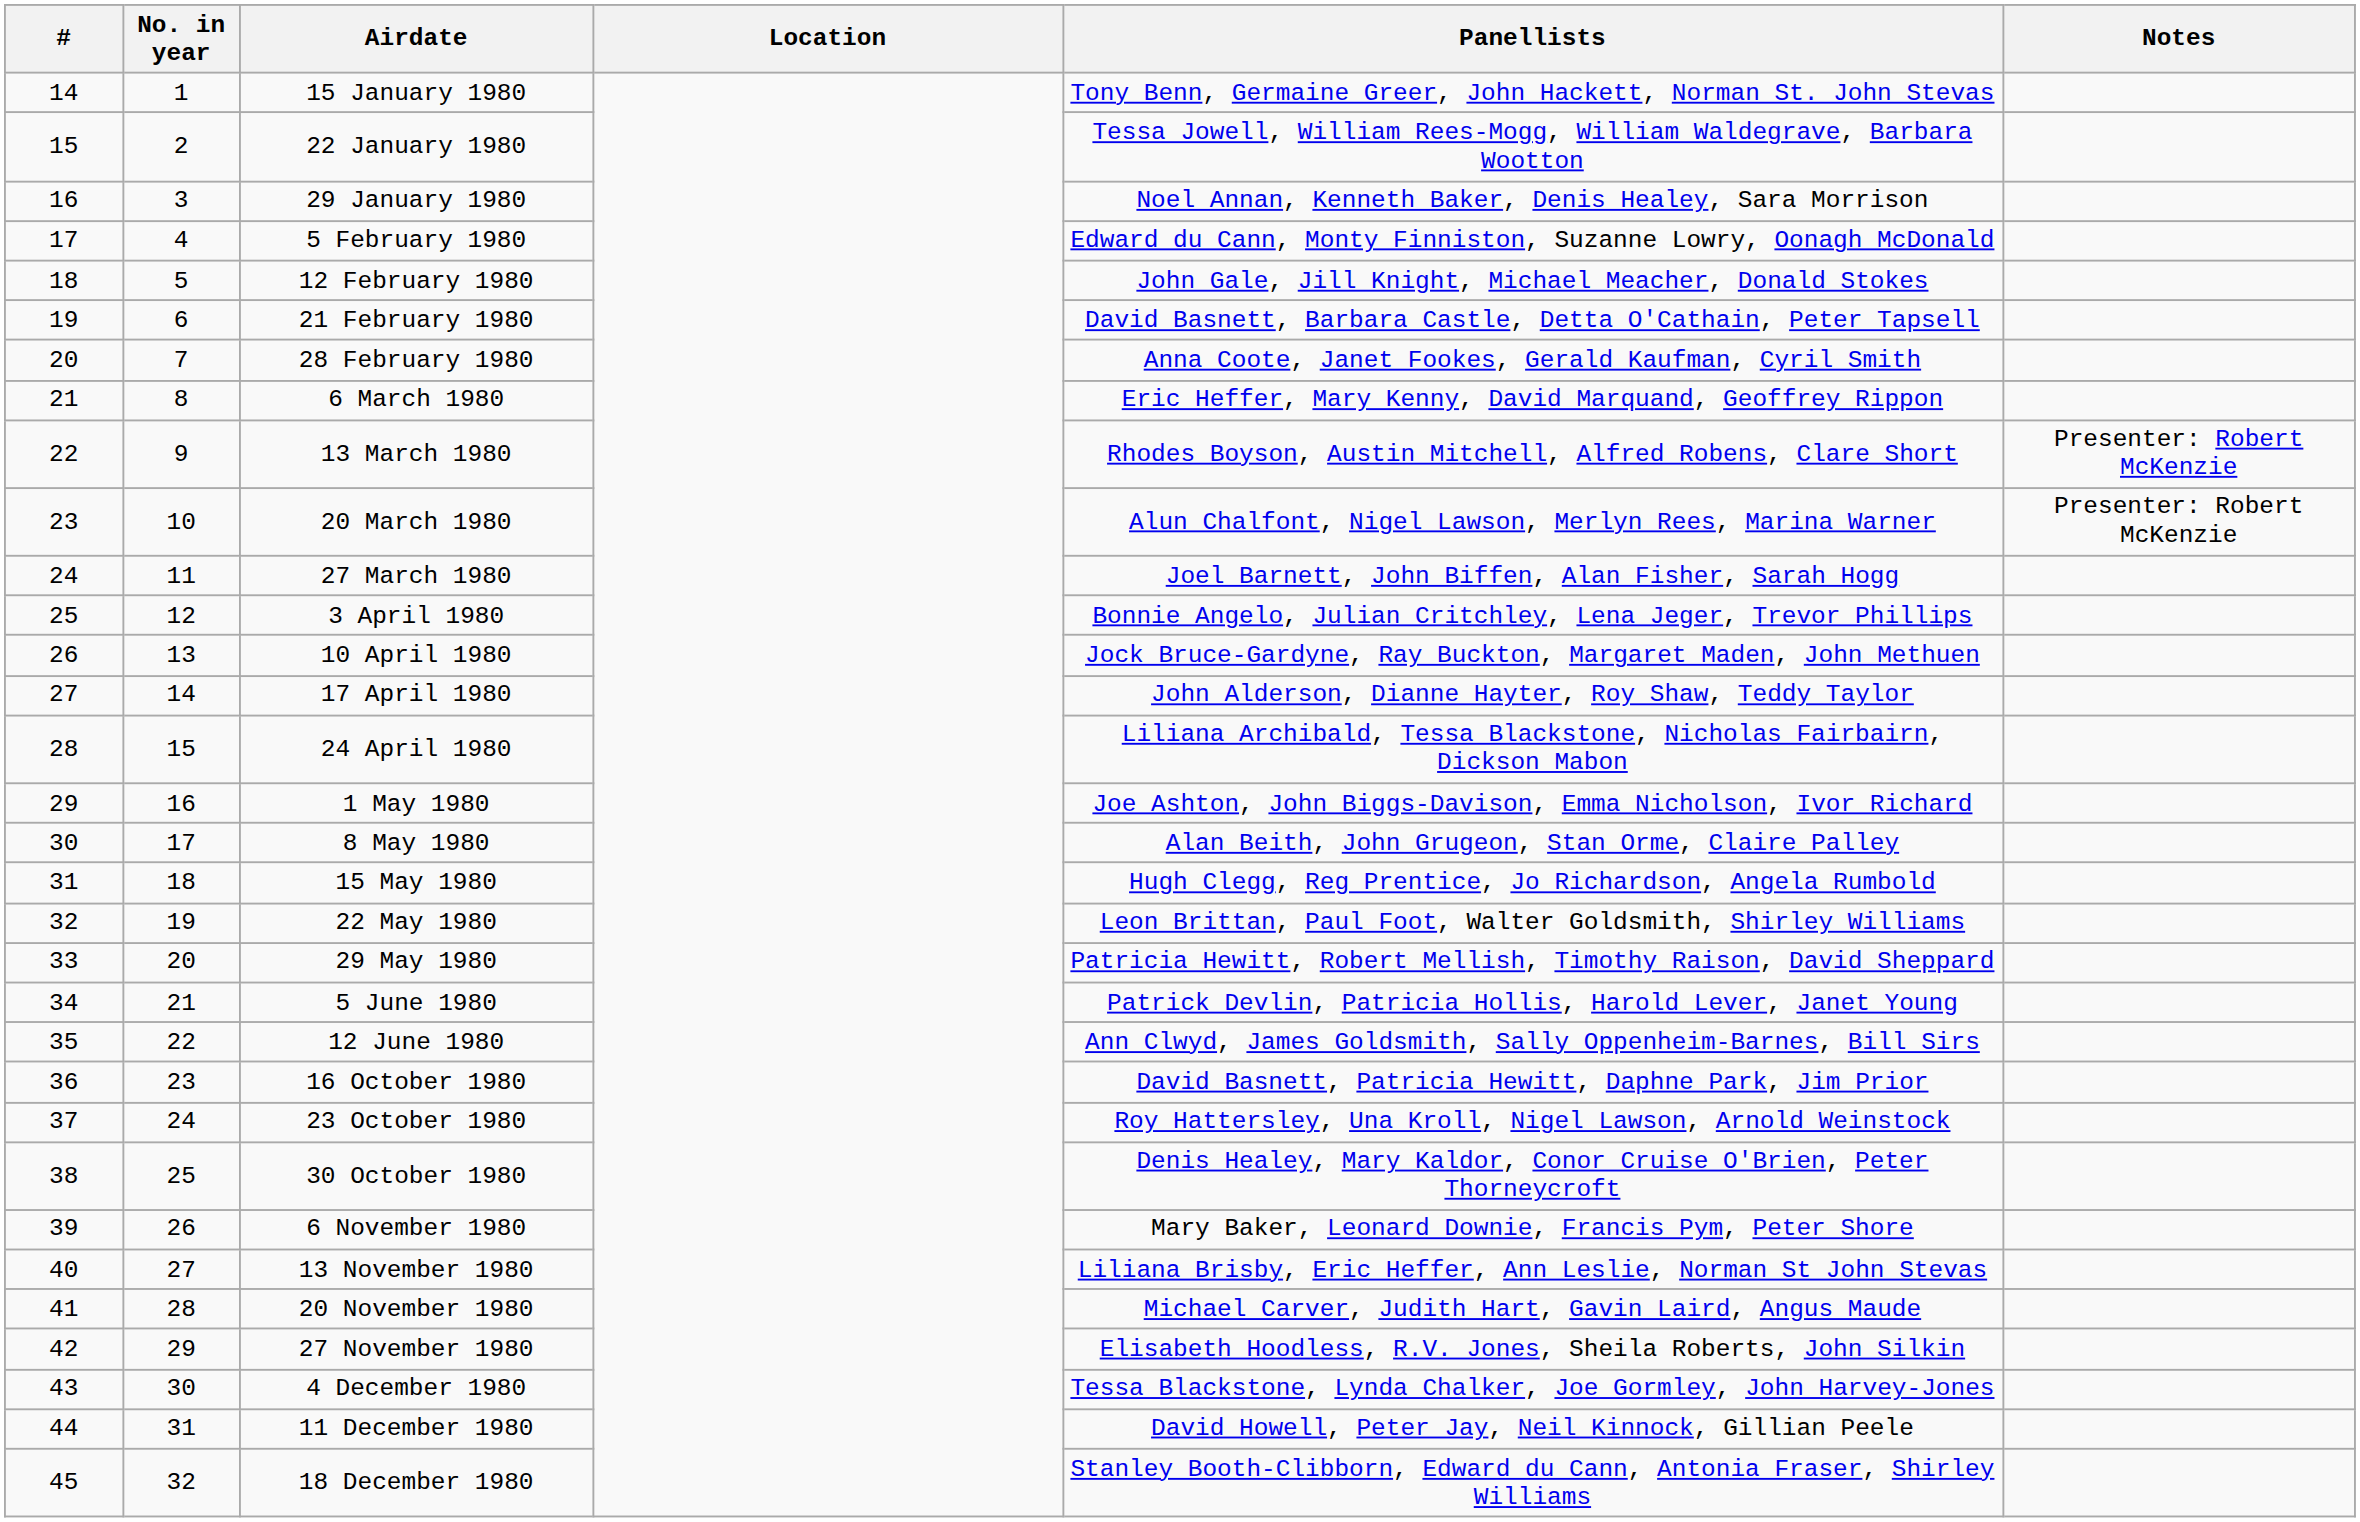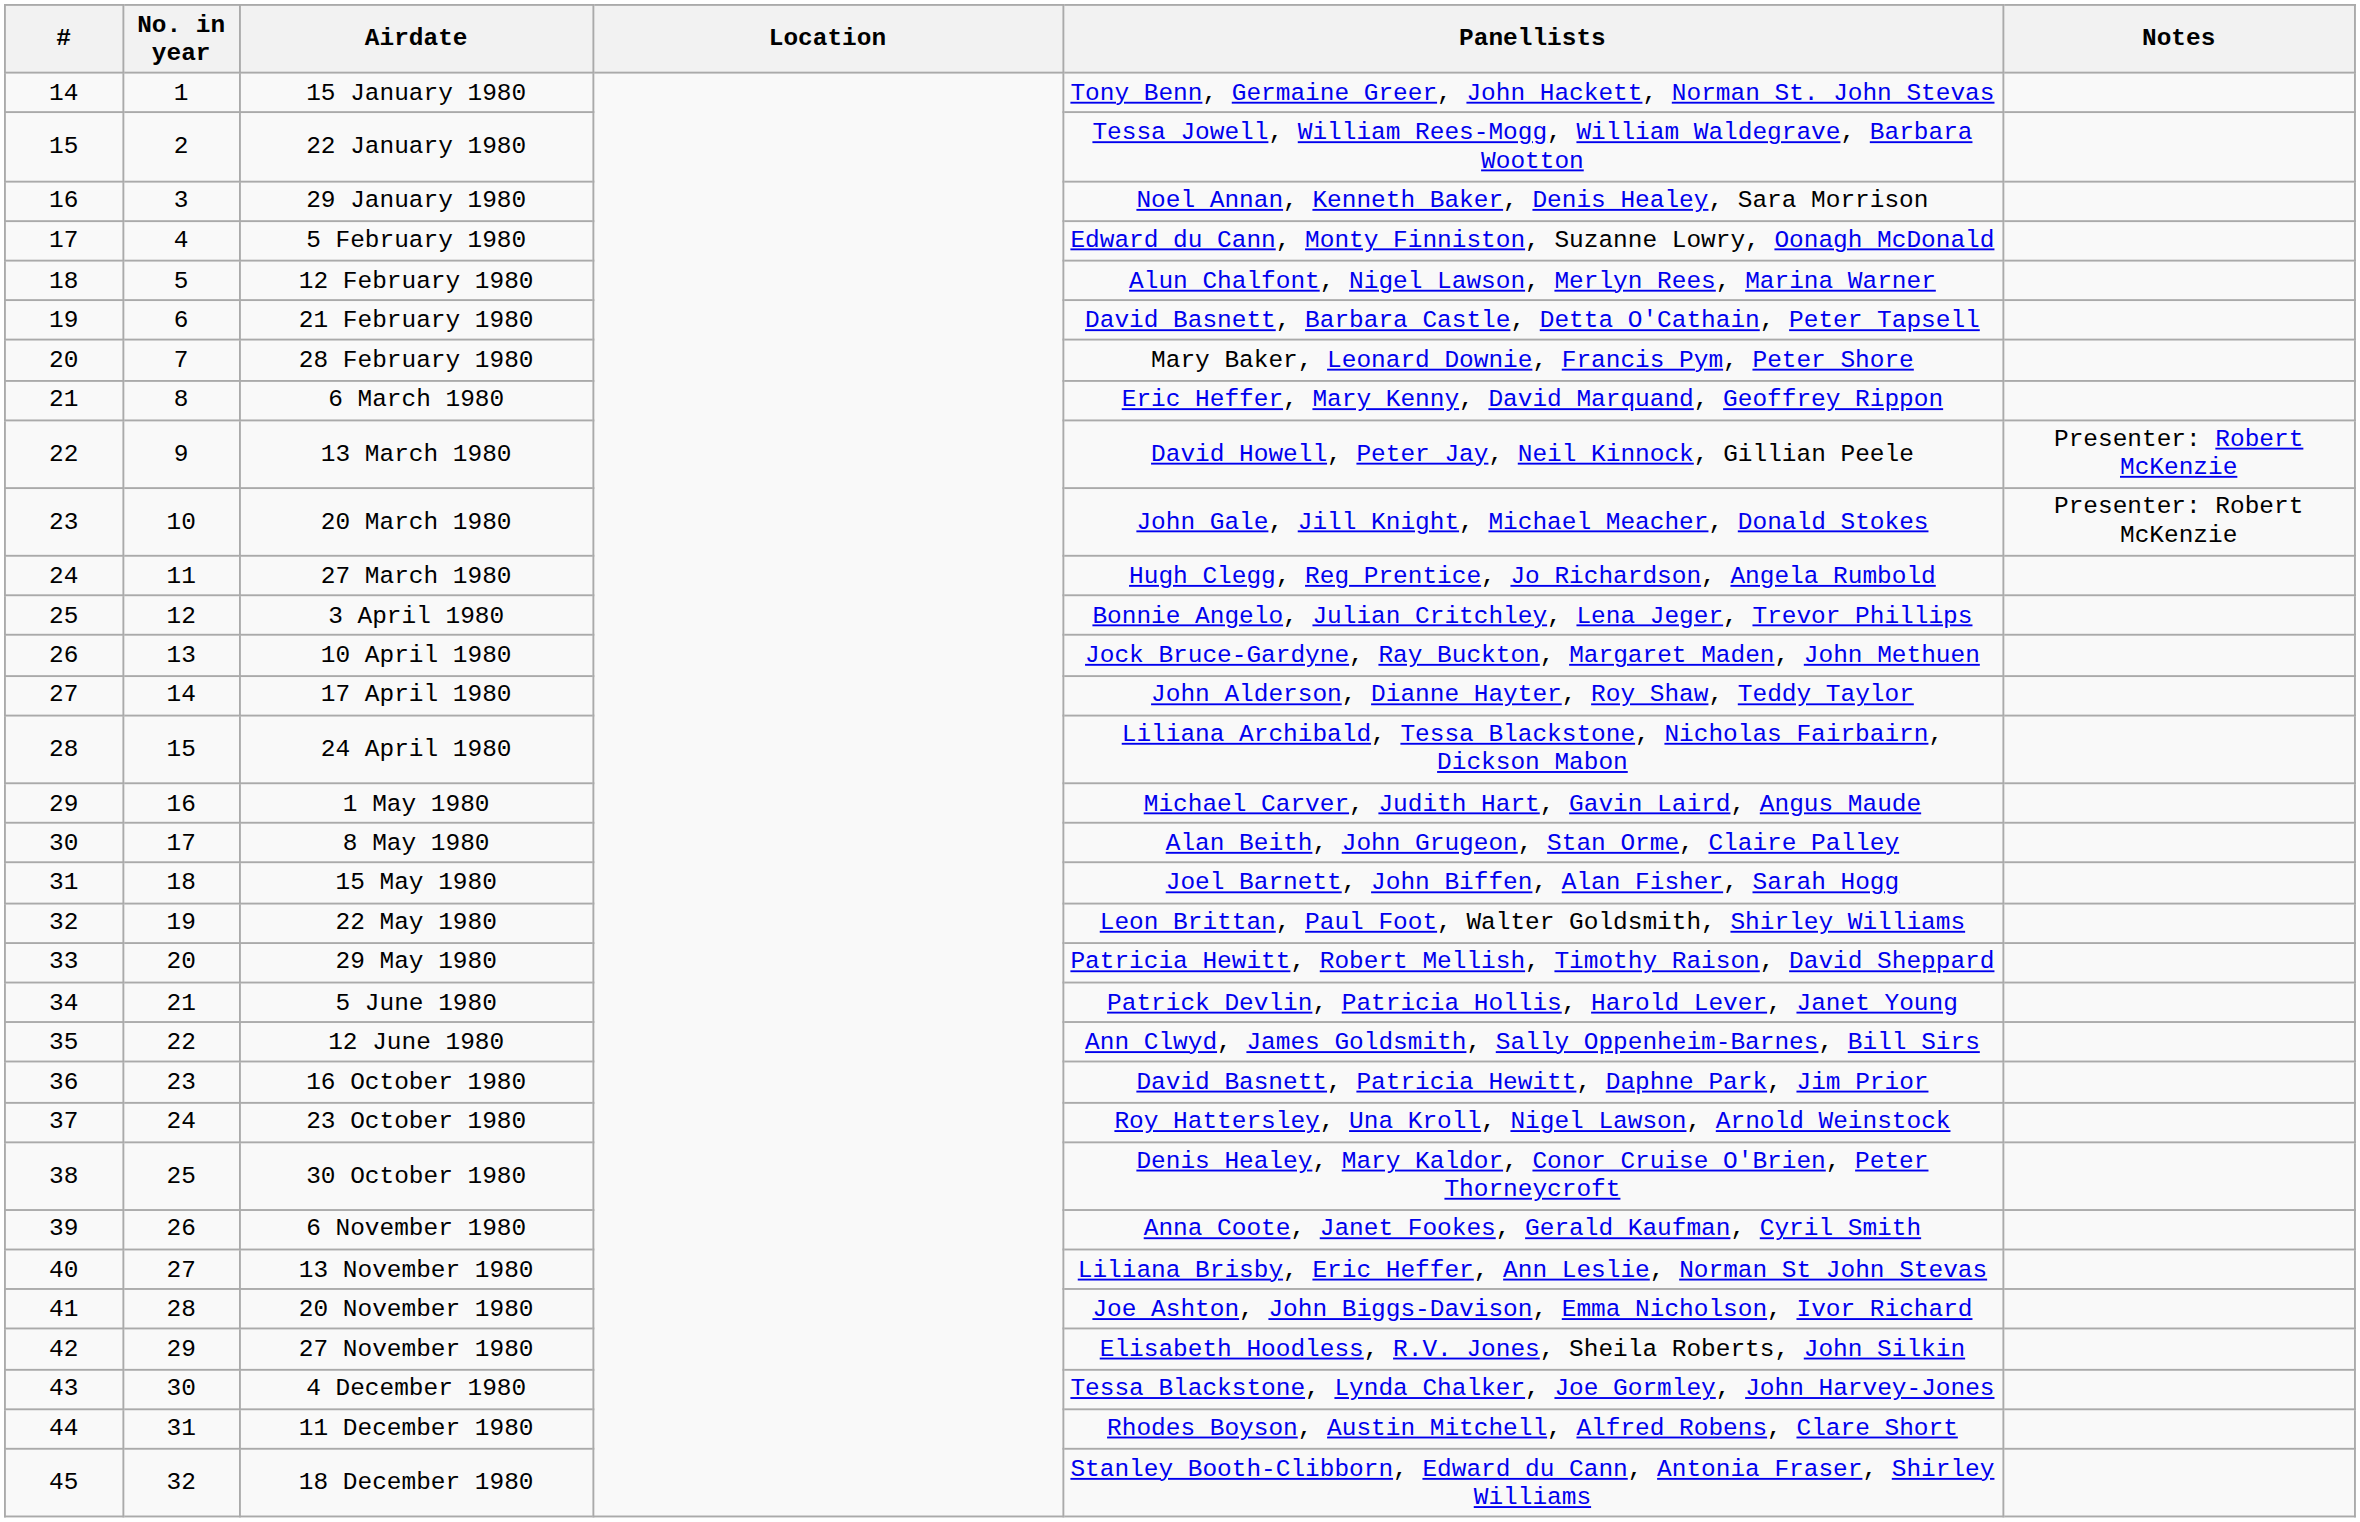(1532, 280) John Gale, Jill Knight, Michael Meacher, Donald Stokes -> (1532, 280) Alun Chalfont, Nigel Lawson, Merlyn Rees, Marina Warner
(1532, 360) Anna Coote, Janet Fookes, Gerald Kaufman, Cyril Smith -> (1532, 360) Mary Baker, Leonard Downie, Francis Pym, Peter Shore
(1532, 454) Rhodes Boyson, Austin Mitchell, Alfred Robens, Clare Short -> (1532, 454) David Howell, Peter Jay, Neil Kinnock, Gillian Peele
(1532, 522) Alun Chalfont, Nigel Lawson, Merlyn Rees, Marina Warner -> (1532, 522) John Gale, Jill Knight, Michael Meacher, Donald Stokes
(1532, 576) Joel Barnett, John Biffen, Alan Fisher, Sarah Hogg -> (1532, 576) Hugh Clegg, Reg Prentice, Jo Richardson, Angela Rumbold
(1532, 803) Joe Ashton, John Biggs-Davison, Emma Nicholson, Ivor Richard -> (1532, 803) Michael Carver, Judith Hart, Gavin Laird, Angus Maude
(1532, 883) Hugh Clegg, Reg Prentice, Jo Richardson, Angela Rumbold -> (1532, 883) Joel Barnett, John Biffen, Alan Fisher, Sarah Hogg
(1532, 1230) Mary Baker, Leonard Downie, Francis Pym, Peter Shore -> (1532, 1230) Anna Coote, Janet Fookes, Gerald Kaufman, Cyril Smith
(1532, 1309) Michael Carver, Judith Hart, Gavin Laird, Angus Maude -> (1532, 1309) Joe Ashton, John Biggs-Davison, Emma Nicholson, Ivor Richard
(1532, 1429) David Howell, Peter Jay, Neil Kinnock, Gillian Peele -> (1532, 1429) Rhodes Boyson, Austin Mitchell, Alfred Robens, Clare Short
